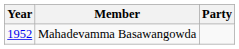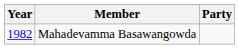(20, 34) 1952 -> (20, 34) 1982
